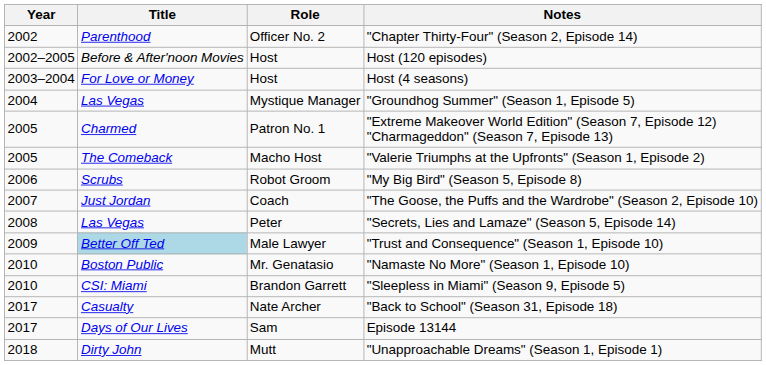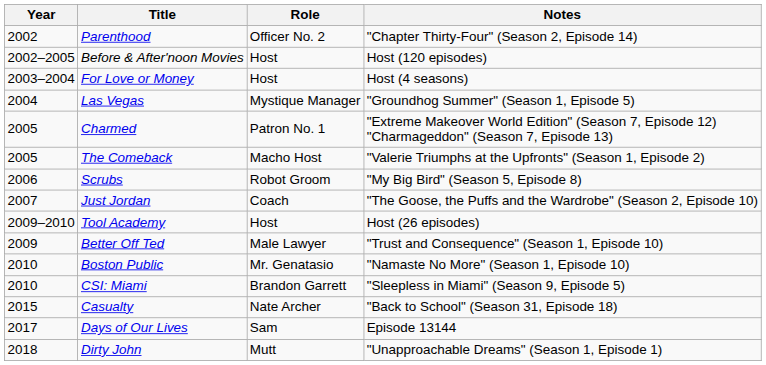- row: (521, 222)
+ row: (423, 222)
(123, 243) lightblue background -> (123, 243) no background
(22, 307) 2017 -> (22, 307) 2015
